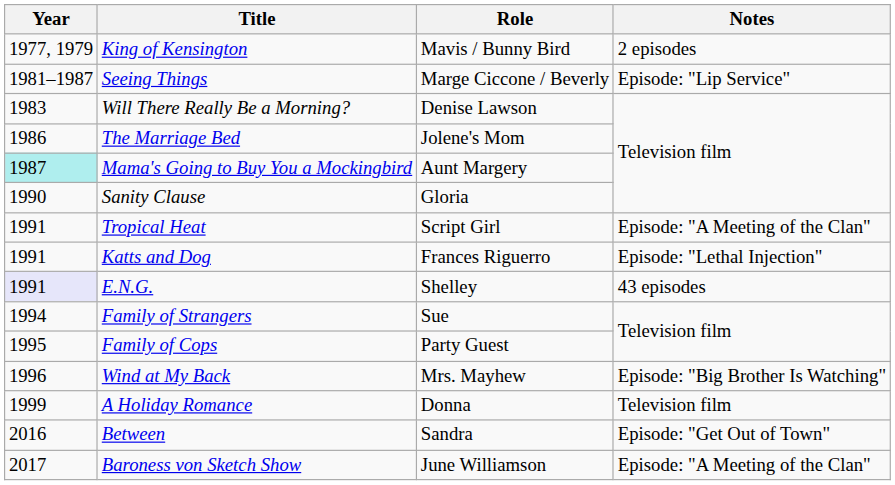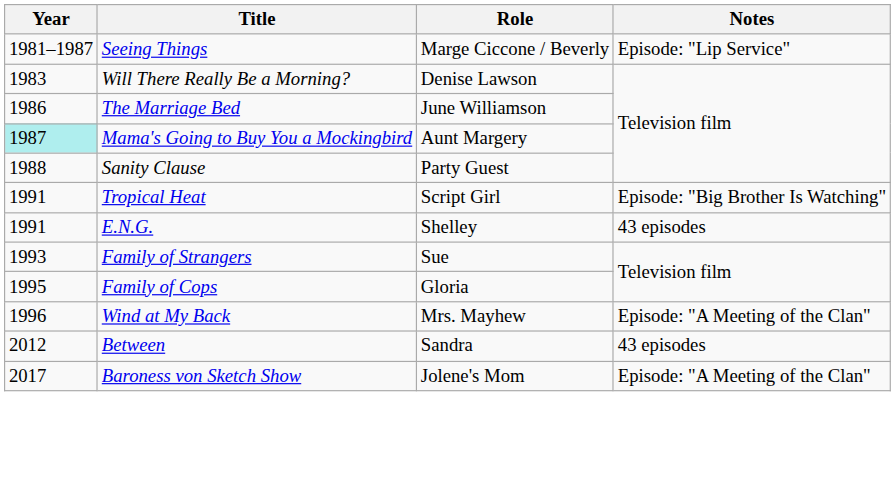- row: (175, 49)
(473, 138) Jolene's Mom -> (483, 108) June Williamson
(28, 197) 1990 -> (28, 167) 1988
(445, 197) Gloria -> (465, 167) Party Guest
(744, 227) Episode: "A Meeting of the Clan" -> (752, 197) Episode: "Big Brother Is Watching"
- row: (156, 256)
(28, 286) lavender background -> (28, 227) no background
(28, 316) 1994 -> (28, 256) 1993
(465, 345) Party Guest -> (445, 286) Gloria
(752, 375) Episode: "Big Brother Is Watching" -> (744, 316) Episode: "A Meeting of the Clan"
- row: (177, 405)
(28, 434) 2016 -> (28, 345) 2012
(724, 434) Episode: "Get Out of Town" -> (662, 345) 43 episodes
(483, 464) June Williamson -> (473, 375) Jolene's Mom
